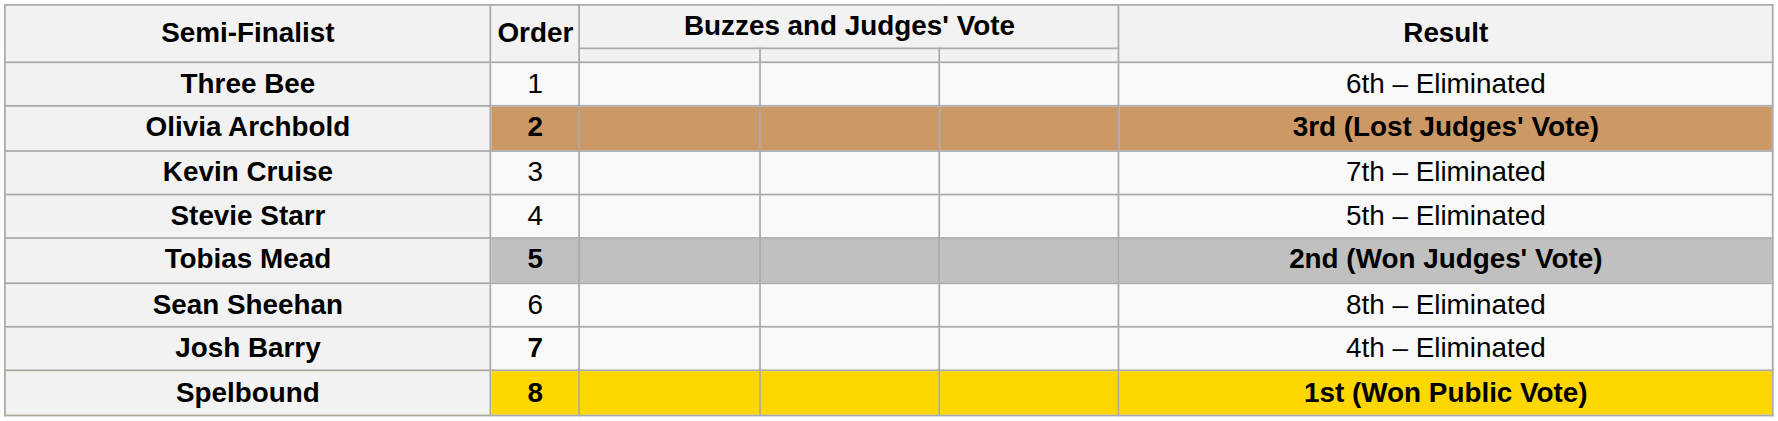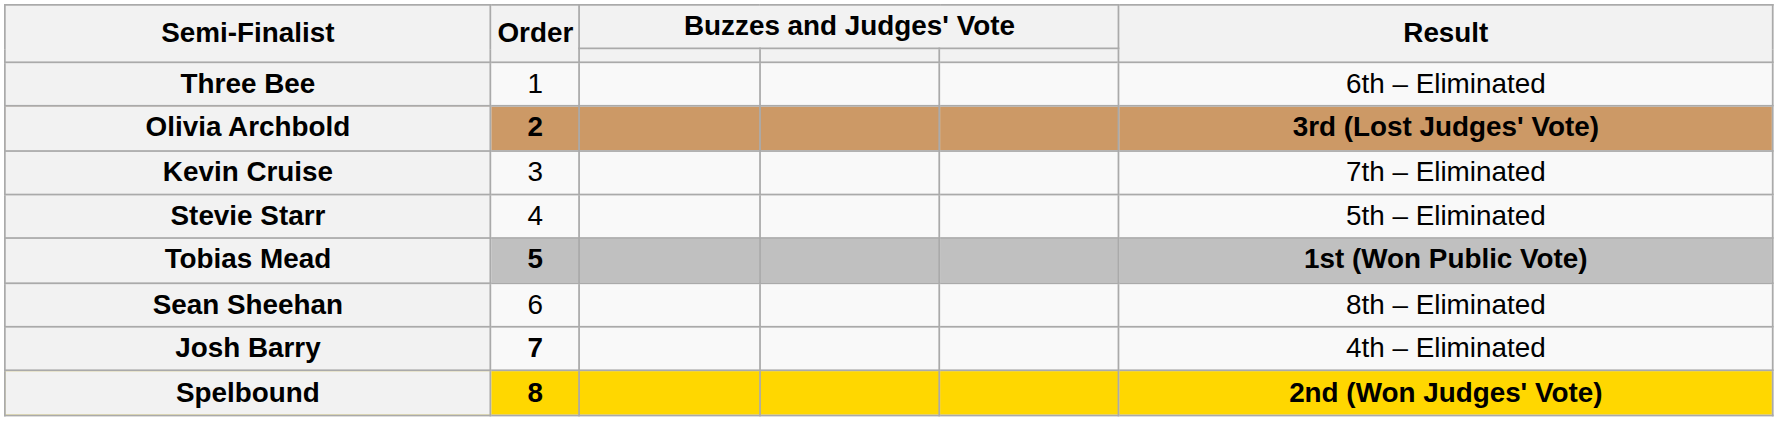(1446, 260) 2nd (Won Judges' Vote) -> (1446, 260) 1st (Won Public Vote)
(1446, 392) 1st (Won Public Vote) -> (1446, 392) 2nd (Won Judges' Vote)
